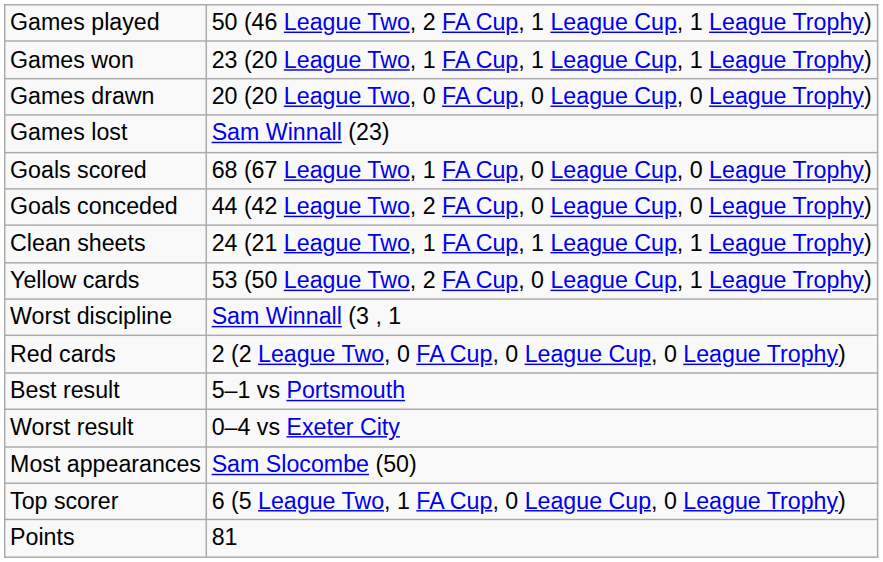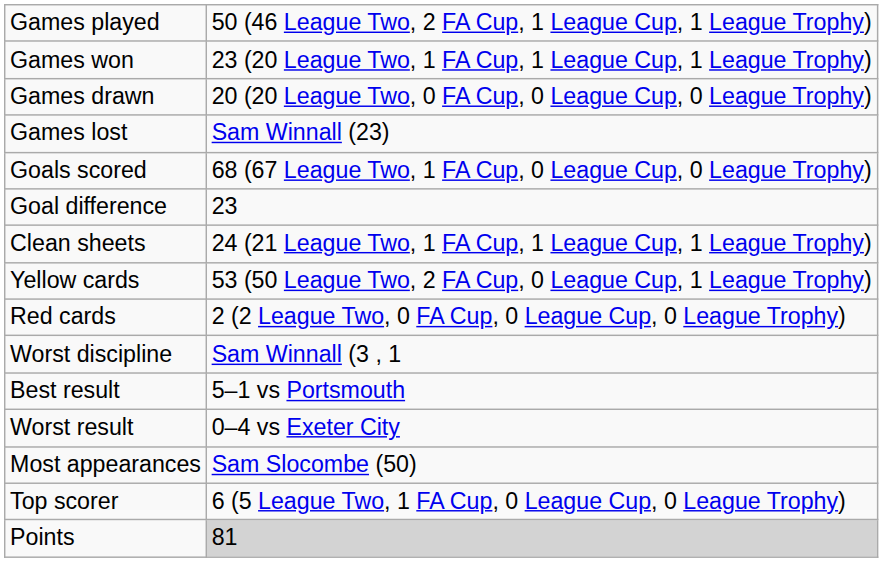- row: (94, 206)
+ row: (89, 206)
rows swapped: (63, 354) <-> (91, 317)
(225, 538) no background -> (225, 538) lightgrey background
